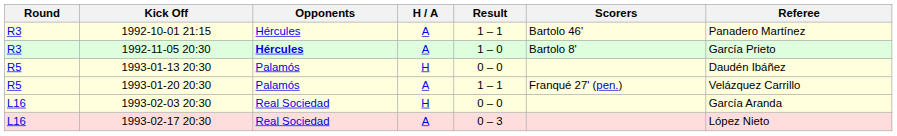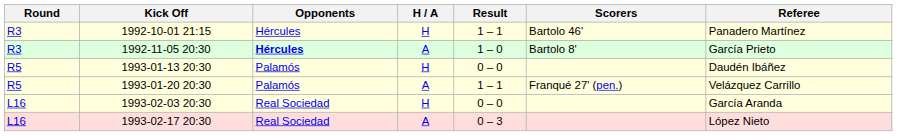(425, 31) A -> (425, 31) H
